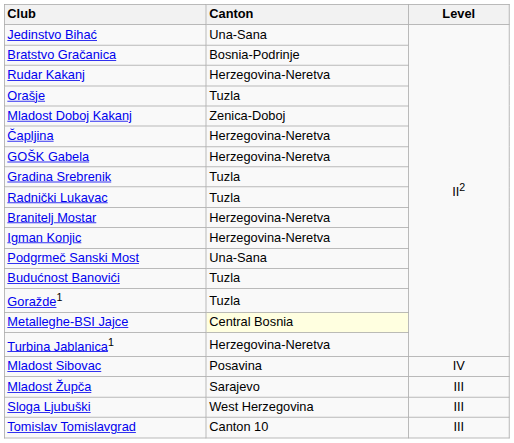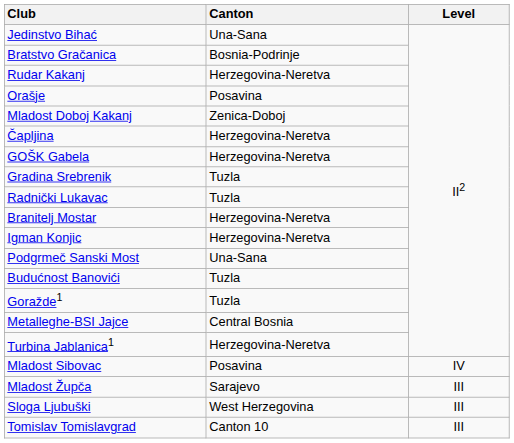(225, 95) Tuzla -> (236, 95) Posavina
(251, 322) lightyellow background -> (251, 322) no background
